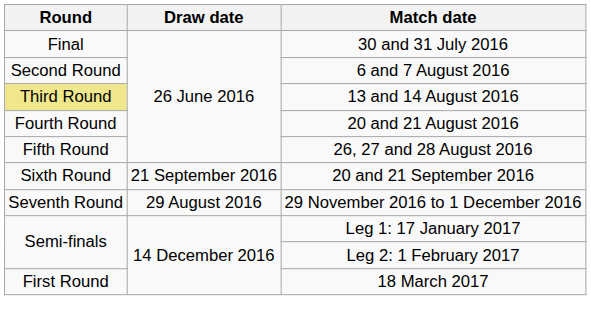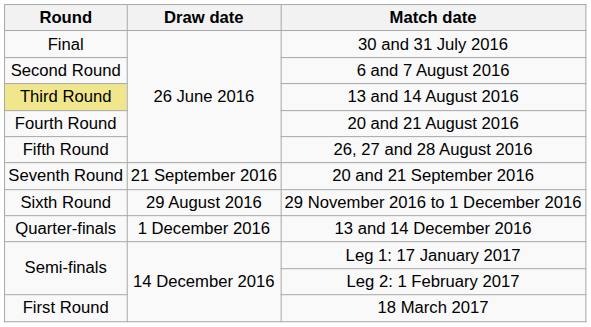(66, 176) Sixth Round -> (66, 176) Seventh Round
(66, 202) Seventh Round -> (66, 202) Sixth Round
+ row: (433, 228)
